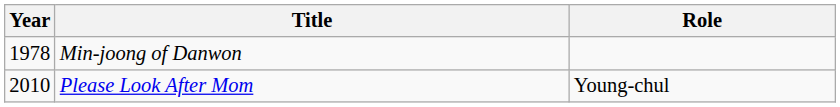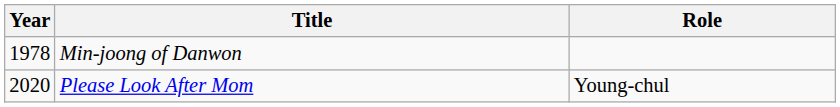(30, 85) 2010 -> (30, 85) 2020
